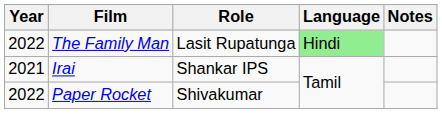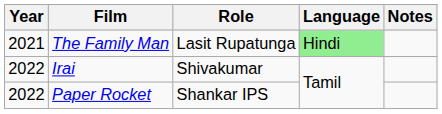(26, 43) 2022 -> (26, 43) 2021
(26, 69) 2021 -> (26, 69) 2022
(222, 69) Shankar IPS -> (220, 69) Shivakumar
(220, 95) Shivakumar -> (222, 95) Shankar IPS
